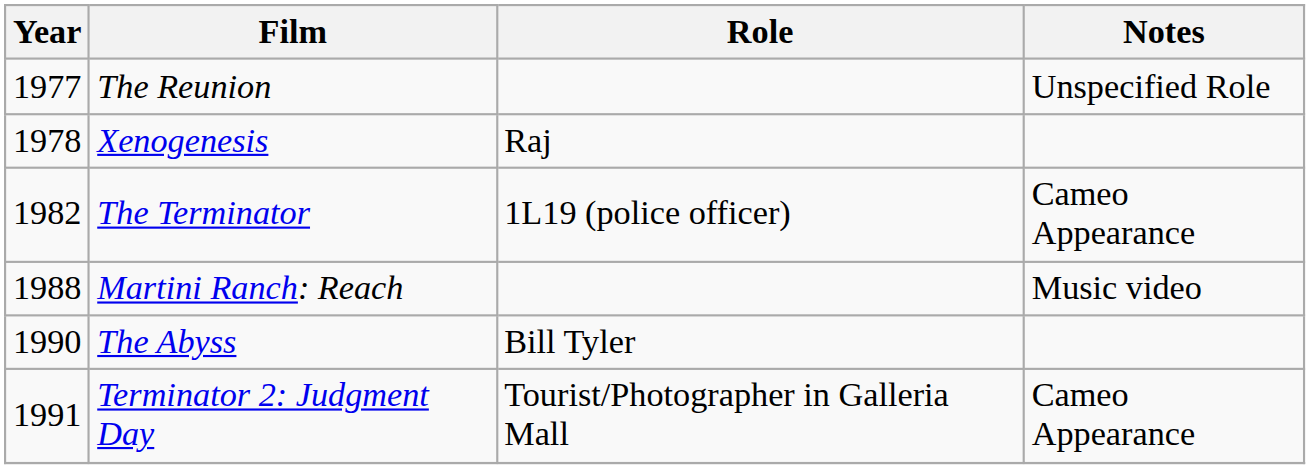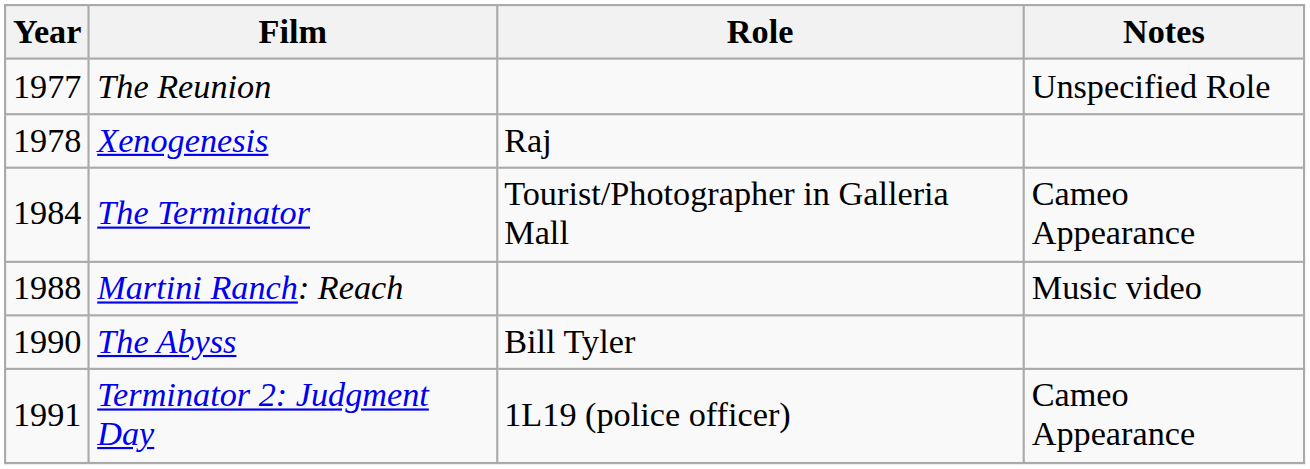(47, 213) 1982 -> (47, 213) 1984
(647, 213) 1L19 (police officer) -> (726, 213) Tourist/Photographer in Galleria Mall
(726, 415) Tourist/Photographer in Galleria Mall -> (647, 415) 1L19 (police officer)
